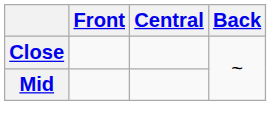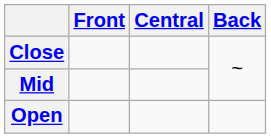+ row: (37, 116)
